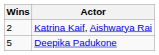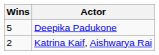rows swapped: (76, 43) <-> (93, 27)
